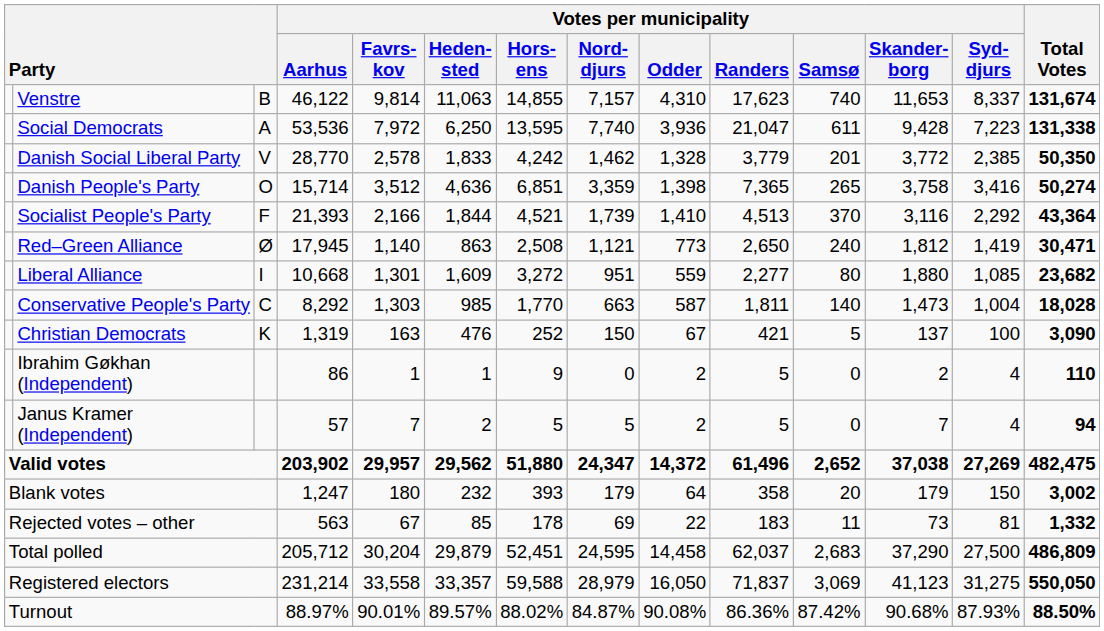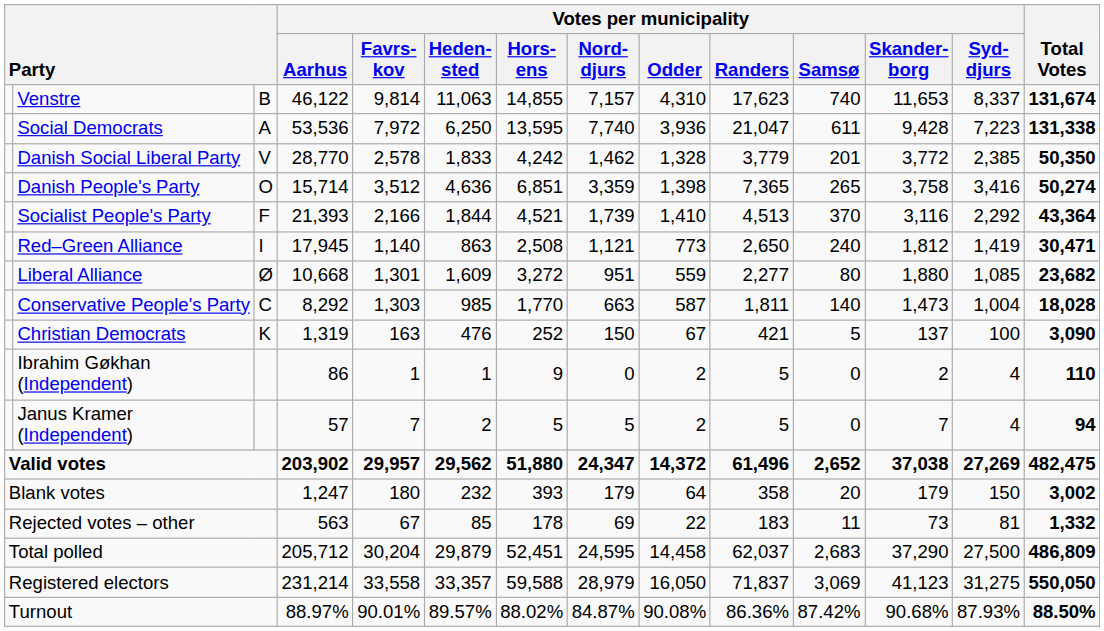(266, 246) Ø -> (261, 246) I
(261, 275) I -> (266, 275) Ø
